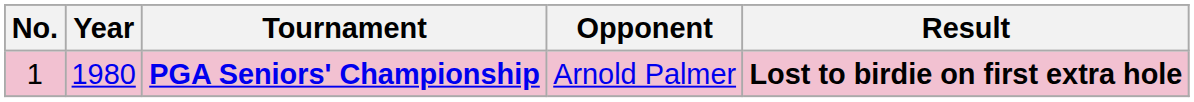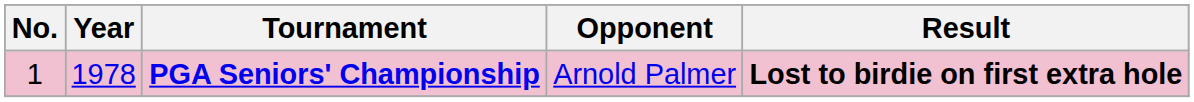(104, 74) 1980 -> (104, 74) 1978
